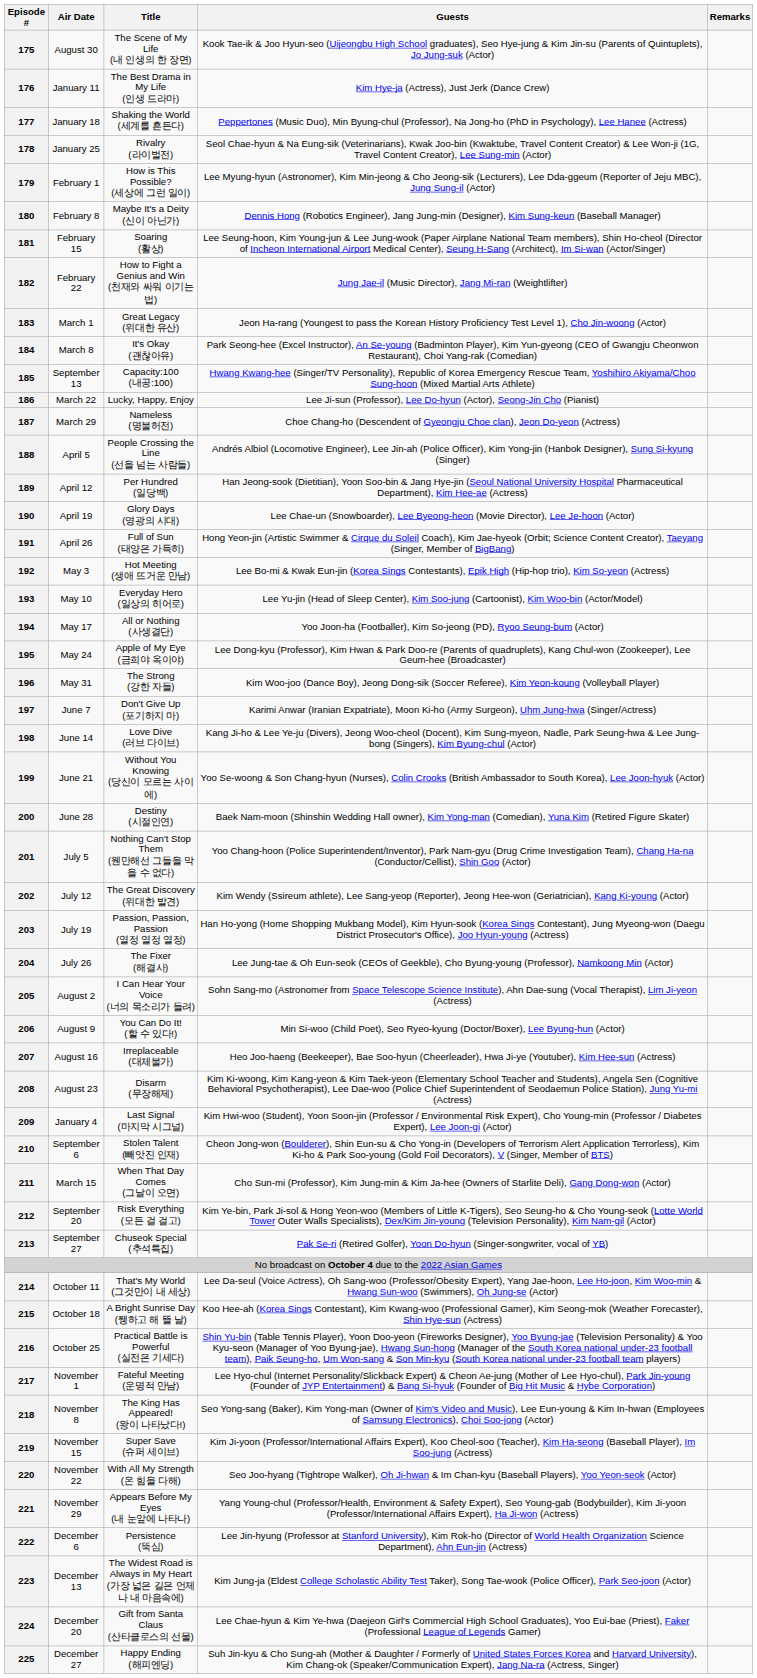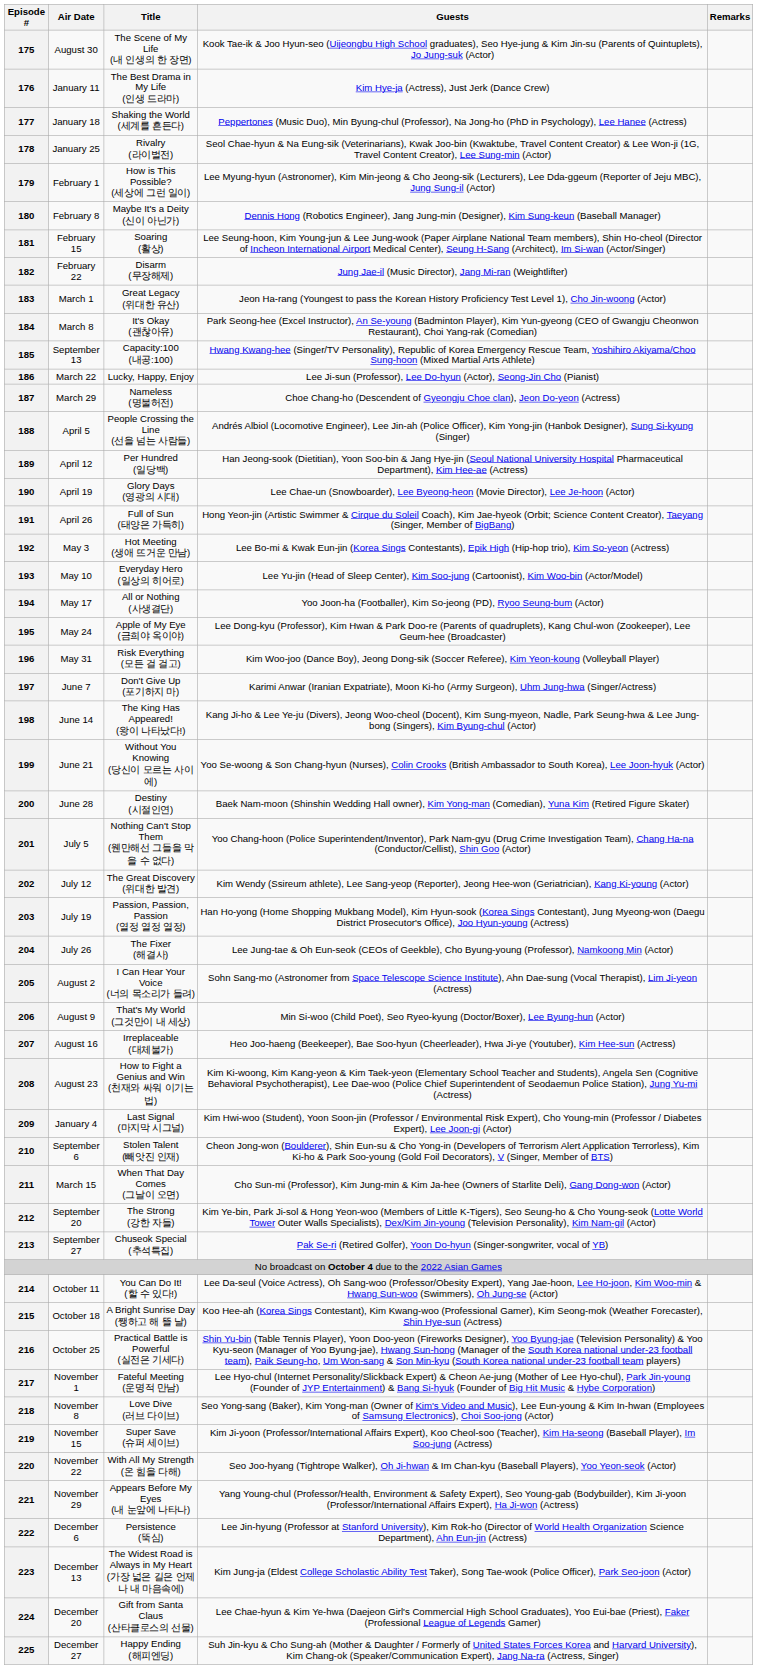(151, 282) How to Fight a Genius and Win (천재와 싸워 이기는 법) -> (151, 271) Disarm (무장해제)
(151, 682) The Strong (강한 자들) -> (151, 658) Risk Everything (모든 걸 걸고)
(151, 737) Love Dive (러브 다이브) -> (151, 719) The King Has Appeared! (왕이 나타났다!)
(151, 1028) You Can Do It! (할 수 있다!) -> (151, 1016) That's My World (그것만이 내 세상)
(151, 1088) Disarm (무장해제) -> (151, 1083) How to Fight a Genius and Win (천재와 싸워 이기는 법)
(151, 1215) Risk Everything (모든 걸 걸고) -> (151, 1217) The Strong (강한 자들)
(151, 1286) That's My World (그것만이 내 세상) -> (151, 1288) You Can Do It! (할 수 있다!)
(151, 1413) The King Has Appeared! (왕이 나타났다!) -> (151, 1410) Love Dive (러브 다이브)
